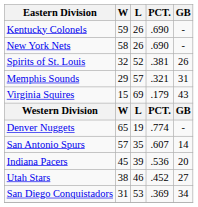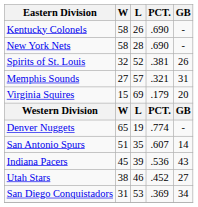(123, 29) 59 -> (123, 29) 58
(138, 45) 26 -> (138, 45) 28
(123, 78) 29 -> (123, 78) 27
(183, 95) 43 -> (183, 95) 20
(123, 144) 57 -> (123, 144) 51
(183, 161) 20 -> (183, 161) 43
